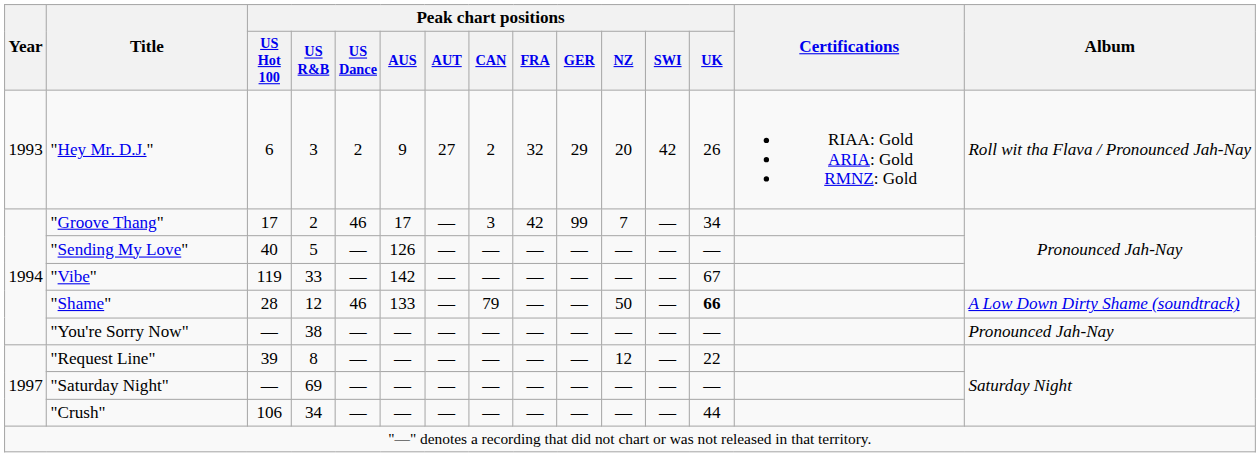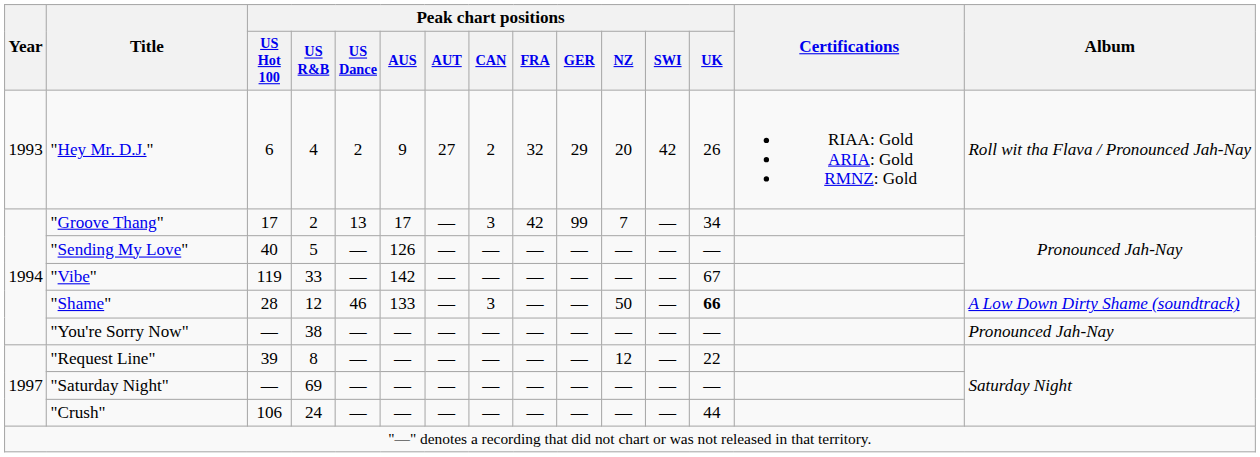(313, 149) 3 -> (313, 149) 4
(358, 222) 46 -> (358, 222) 13
(491, 303) 79 -> (491, 303) 3
(313, 412) 34 -> (313, 412) 24
